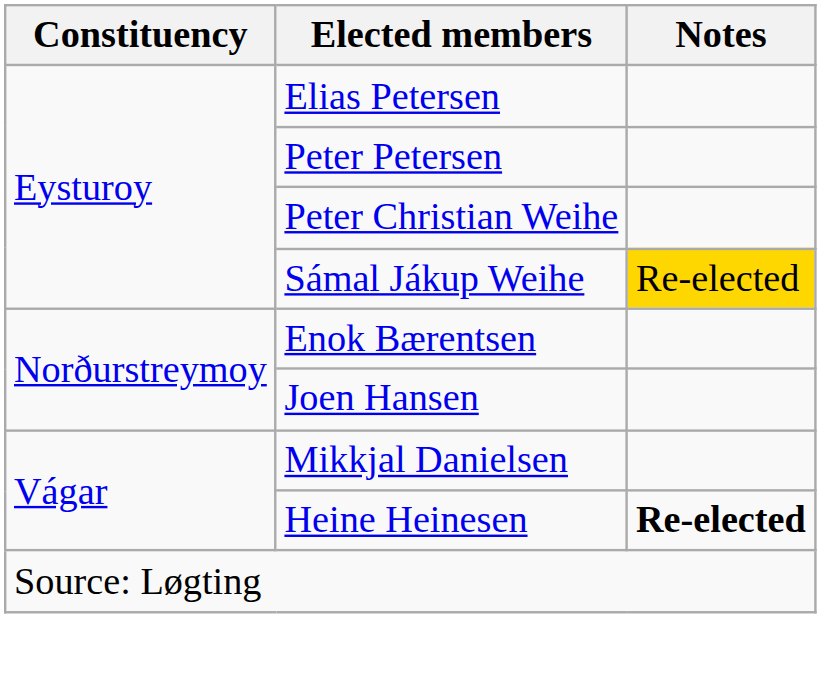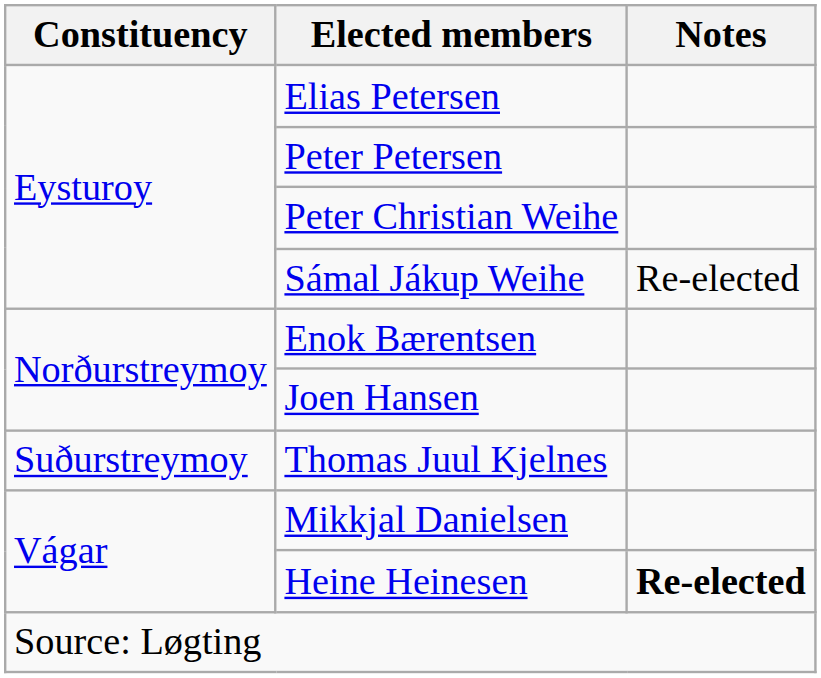(718, 277) gold background -> (718, 277) no background
+ row: (446, 459)
